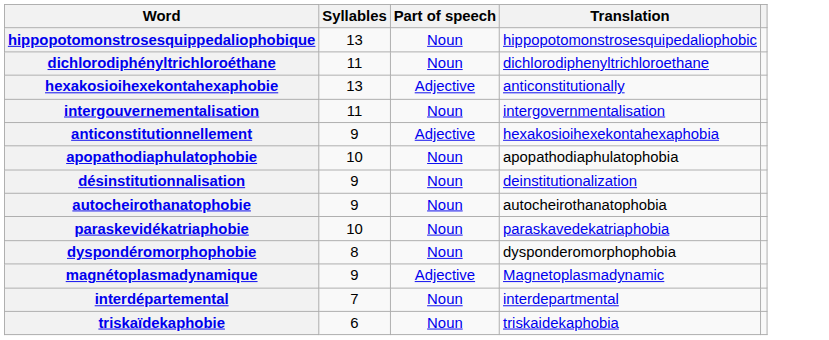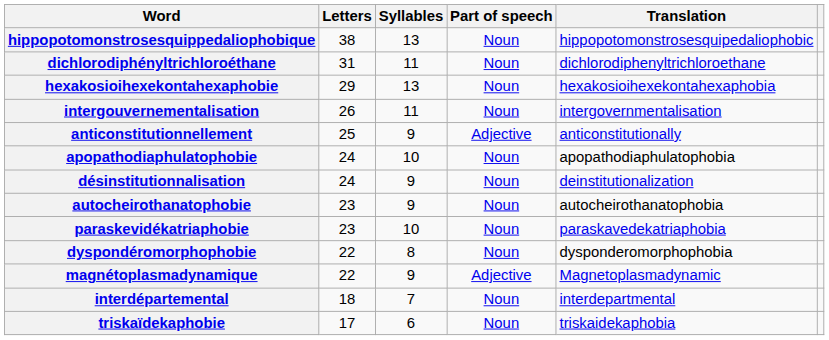+ column: (347, 16)
(445, 87) Adjective -> (501, 87) Noun
(564, 87) anticonstitutionally -> (667, 87) hexakosioihexekontahexaphobia
(611, 134) hexakosioihexekontahexaphobia -> (620, 134) anticonstitutionally
